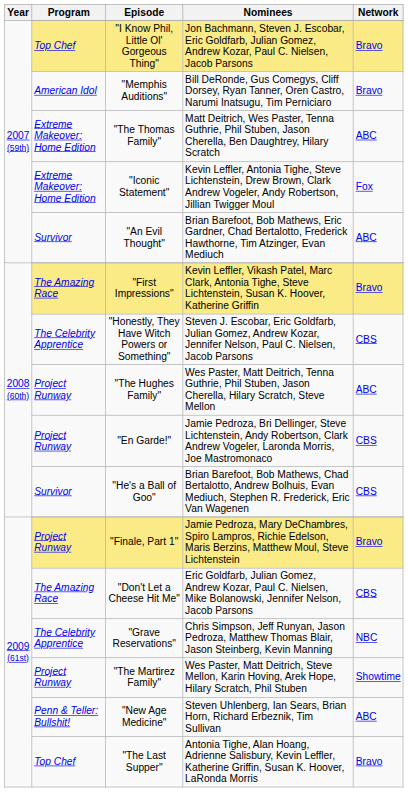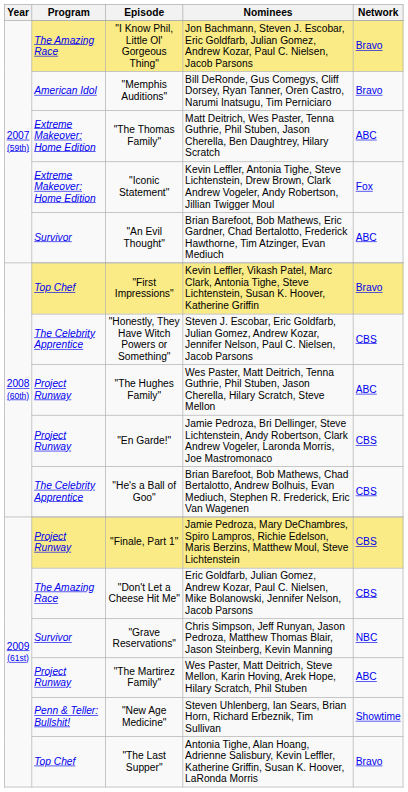(55, 46) Top Chef -> (64, 46) The Amazing Race
(64, 288) The Amazing Race -> (55, 288) Top Chef
(53, 491) Survivor -> (65, 491) The Celebrity Apprentice
(369, 542) Bravo -> (366, 542) CBS
(65, 638) The Celebrity Apprentice -> (53, 638) Survivor
(378, 677) Showtime -> (366, 677) ABC
(366, 717) ABC -> (378, 717) Showtime
